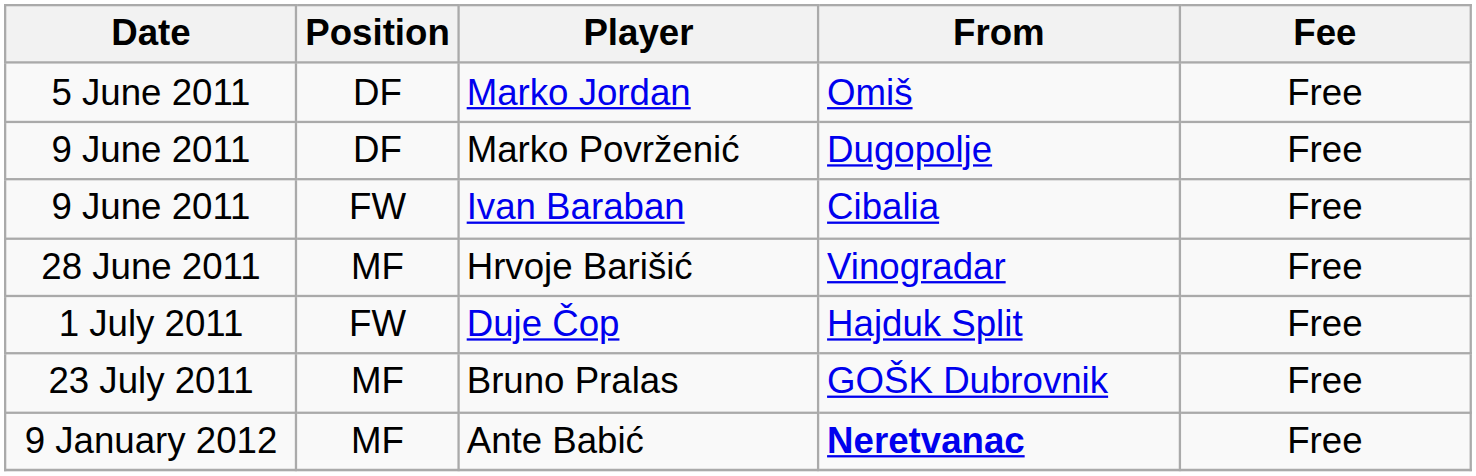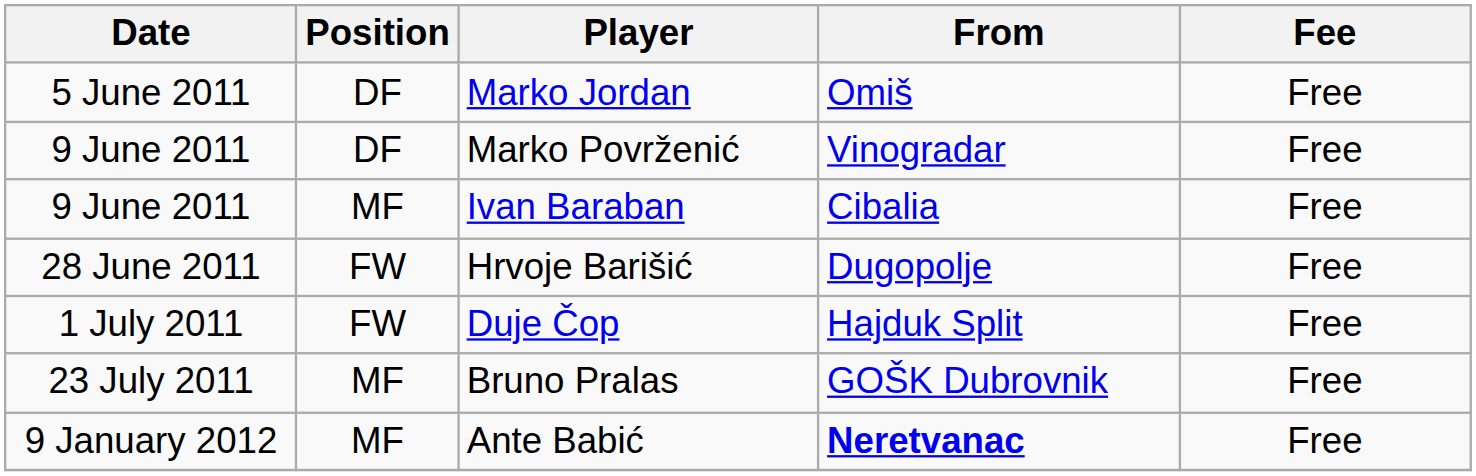(910, 149) Dugopolje -> (916, 149) Vinogradar
(378, 207) FW -> (378, 207) MF
(378, 265) MF -> (378, 265) FW
(916, 265) Vinogradar -> (910, 265) Dugopolje
